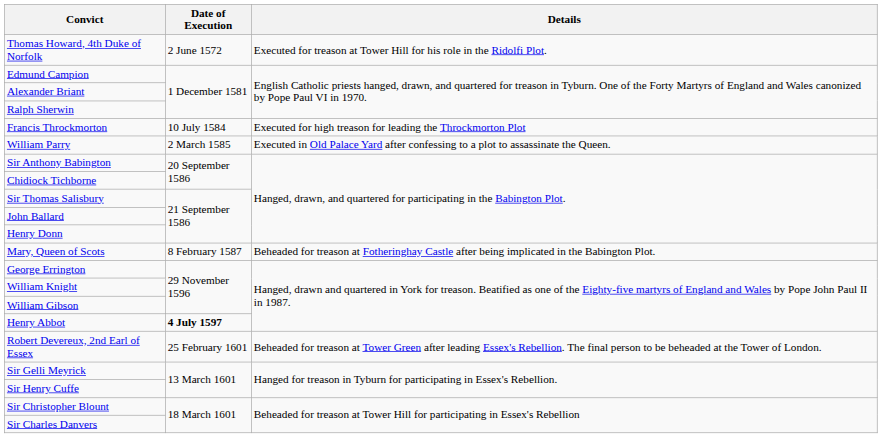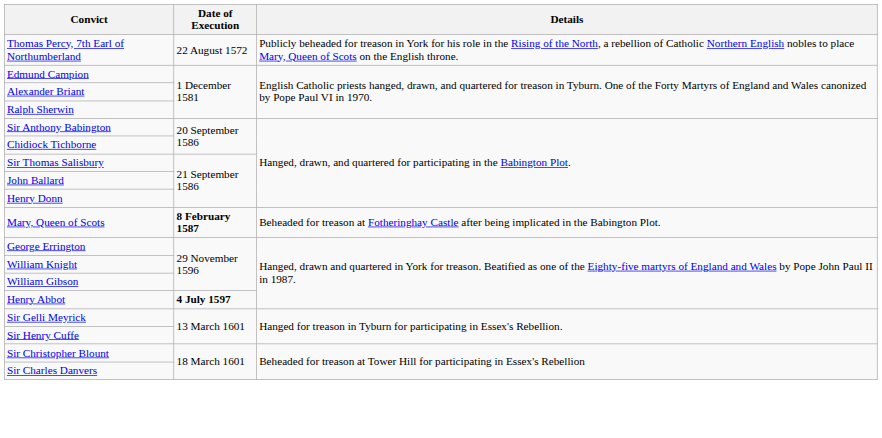- row: (74, 50)
+ row: (66, 50)
- row: (57, 127)
- row: (39, 145)
(205, 251) normal -> (203, 222) bold
- row: (73, 346)
